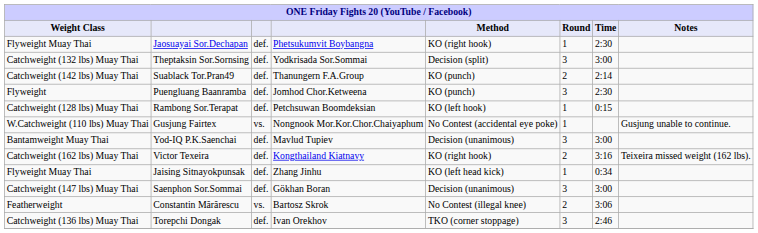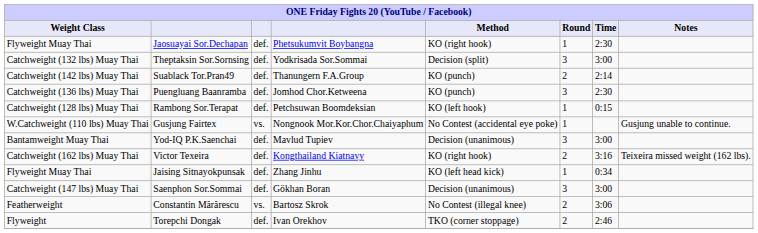(26, 92) Flyweight -> (73, 92) Catchweight (136 lbs) Muay Thai
(73, 220) Catchweight (136 lbs) Muay Thai -> (26, 220) Flyweight
(565, 220) 3 -> (565, 220) 2
